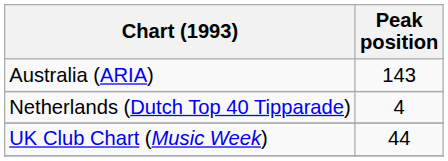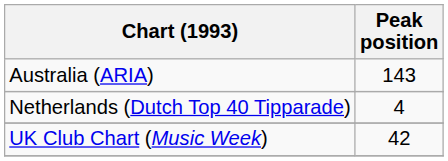(399, 139) 44 -> (399, 139) 42
